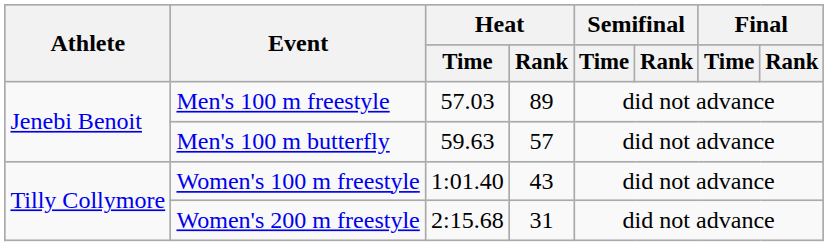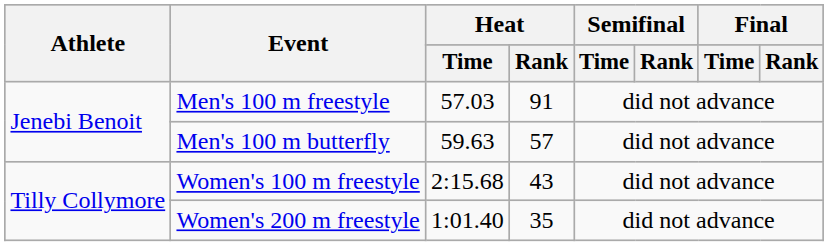(542, 101) 89 -> (542, 101) 91
(467, 181) 1:01.40 -> (467, 181) 2:15.68
(467, 220) 2:15.68 -> (467, 220) 1:01.40
(542, 220) 31 -> (542, 220) 35
